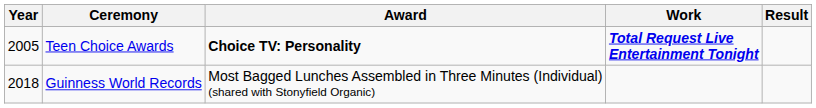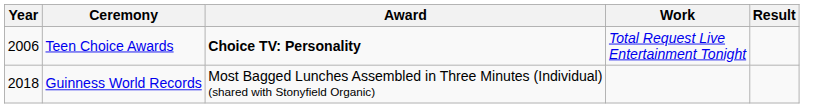(23, 45) 2005 -> (23, 45) 2006
(684, 45) bold -> (678, 45) normal
